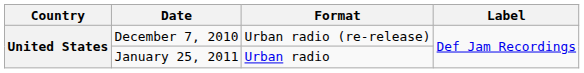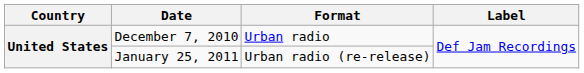(338, 36) Urban radio (re-release) -> (287, 36) Urban radio
(287, 57) Urban radio -> (338, 57) Urban radio (re-release)
